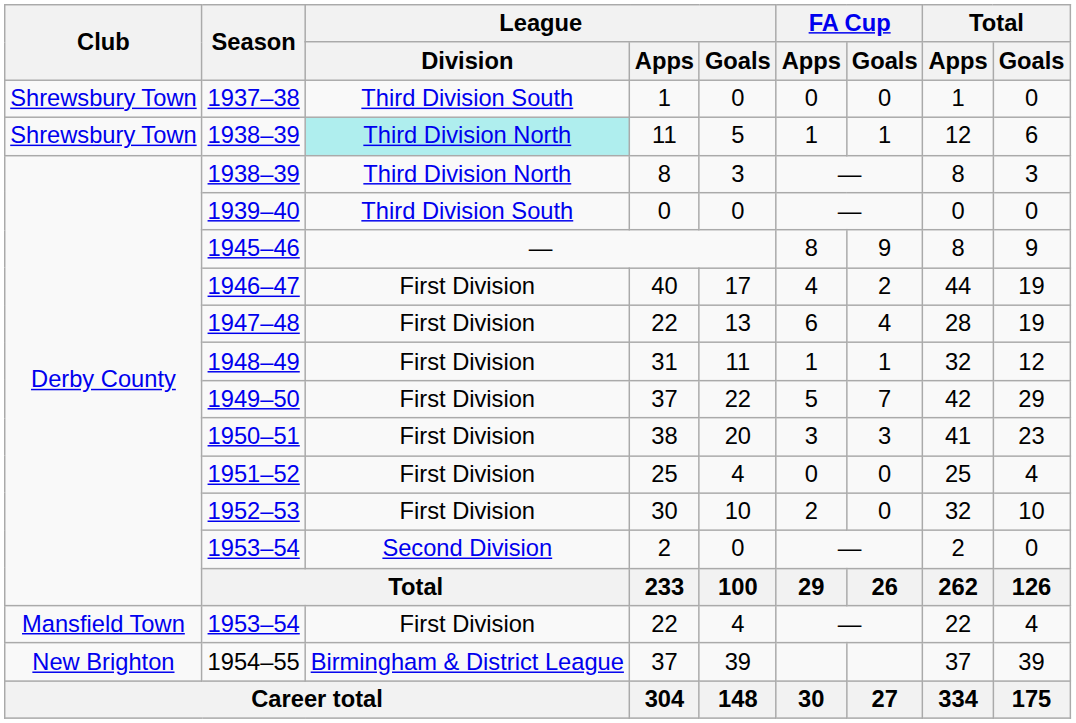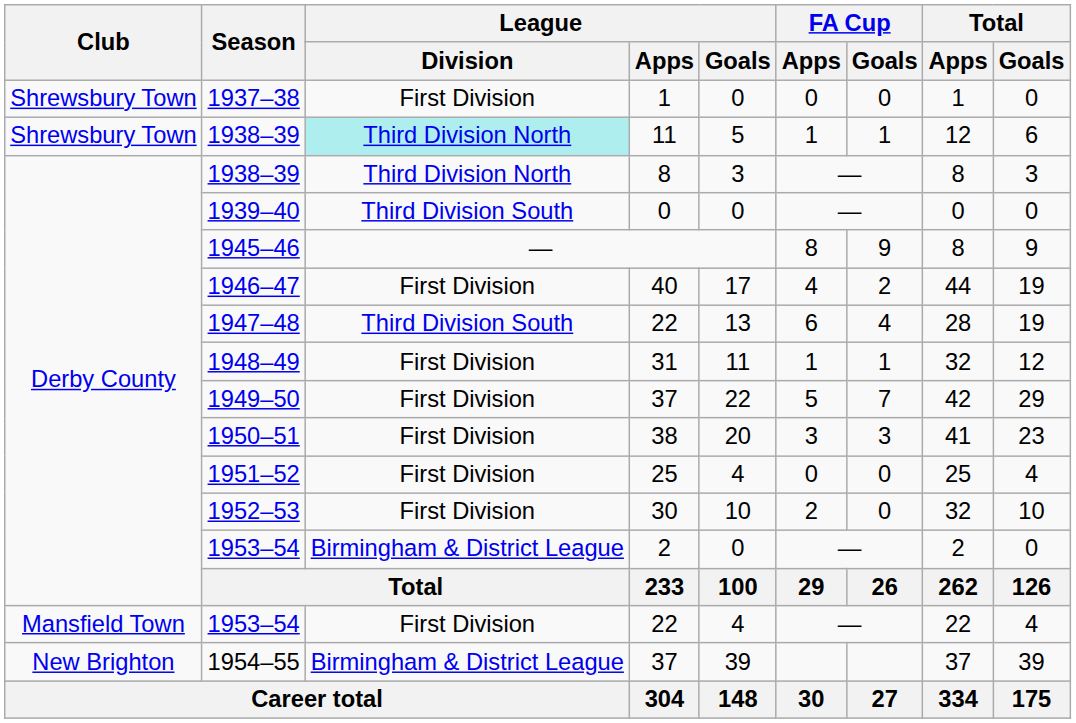(467, 98) Third Division South -> (467, 98) First Division
(467, 323) First Division -> (467, 323) Third Division South
(467, 549) Second Division -> (467, 549) Birmingham & District League
